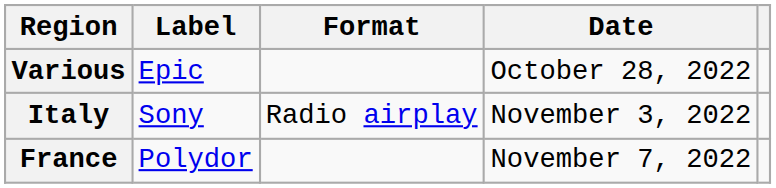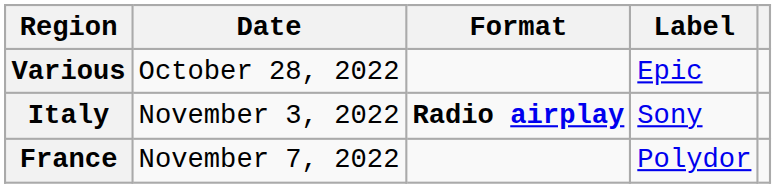columns swapped: (621, 27) <-> (196, 27)
(372, 116) normal -> (518, 116) bold
